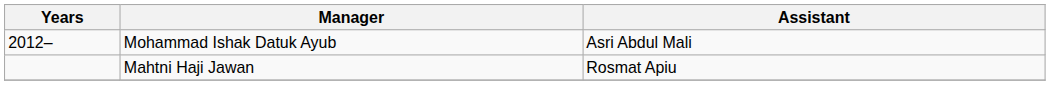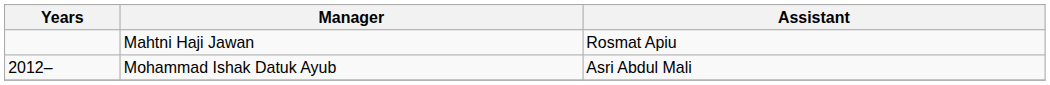rows swapped: (189, 68) <-> (230, 43)
